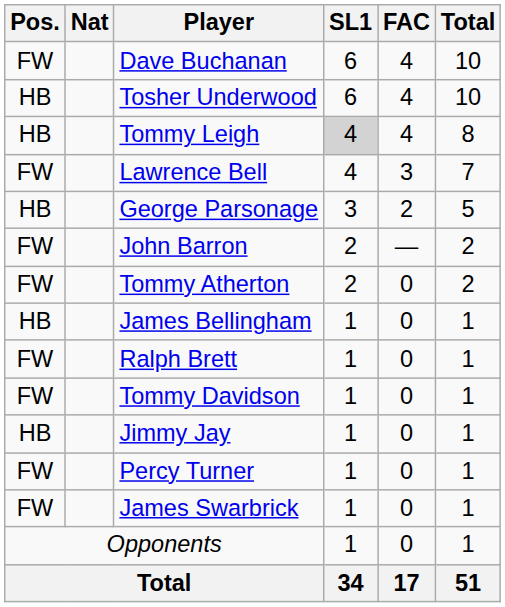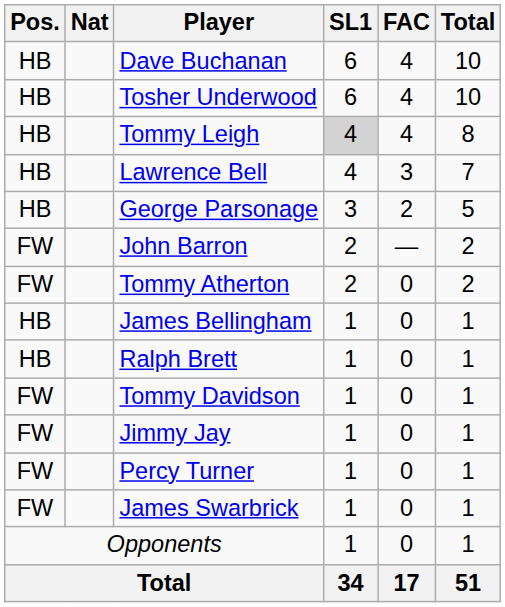(35, 60) FW -> (35, 60) HB
(35, 172) FW -> (35, 172) HB
(35, 358) FW -> (35, 358) HB
(35, 433) HB -> (35, 433) FW
